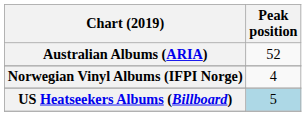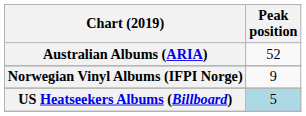(273, 76) 4 -> (273, 76) 9
